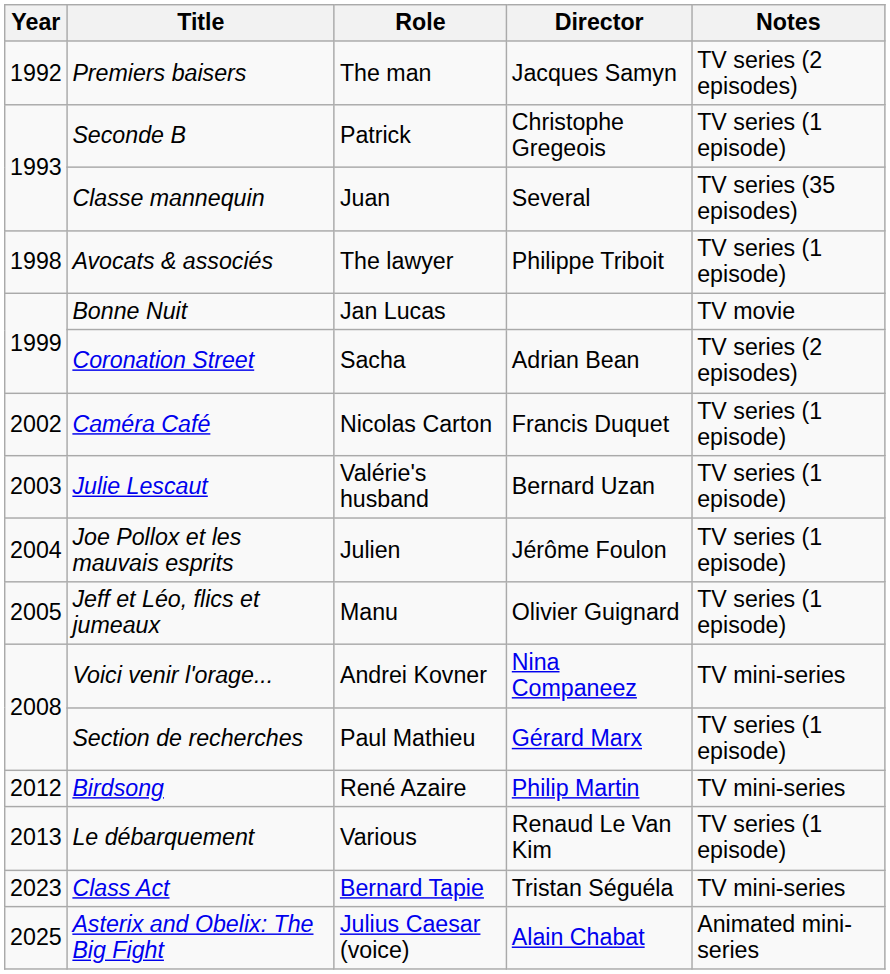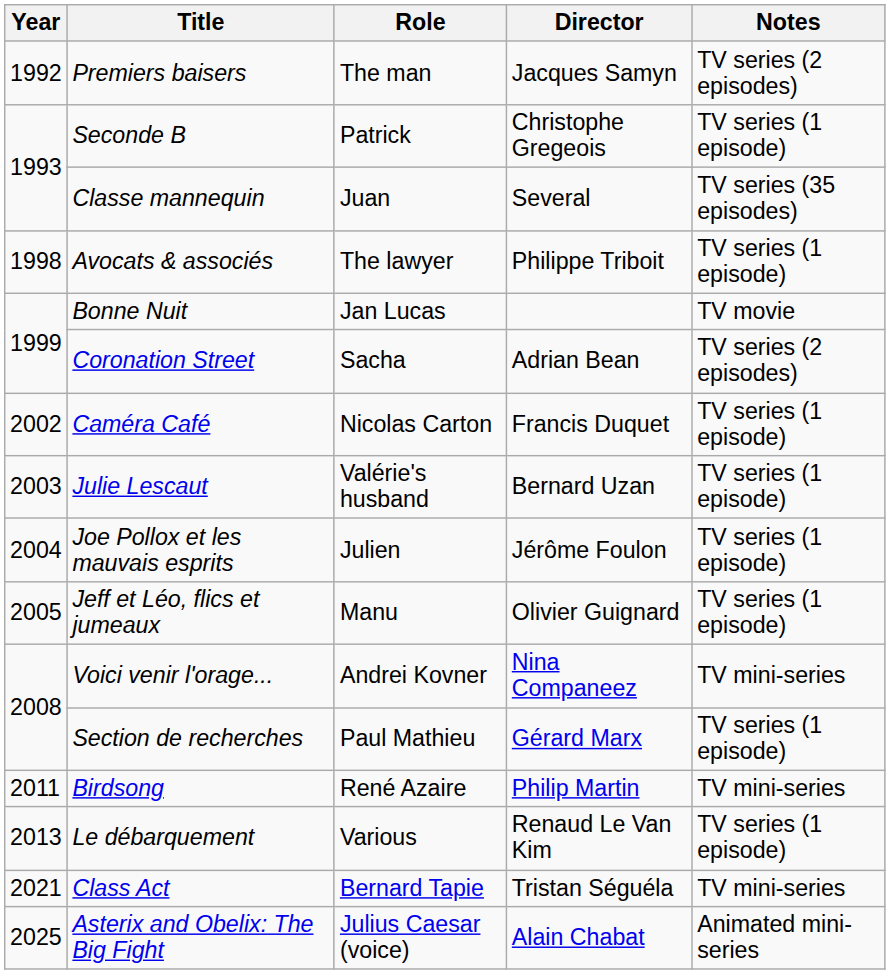(36, 788) 2012 -> (35, 788) 2011
(36, 888) 2023 -> (36, 888) 2021
